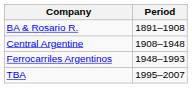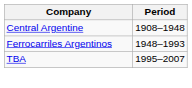- row: (42, 28)
